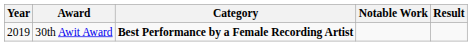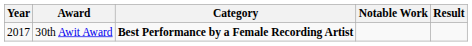(19, 31) 2019 -> (19, 31) 2017
